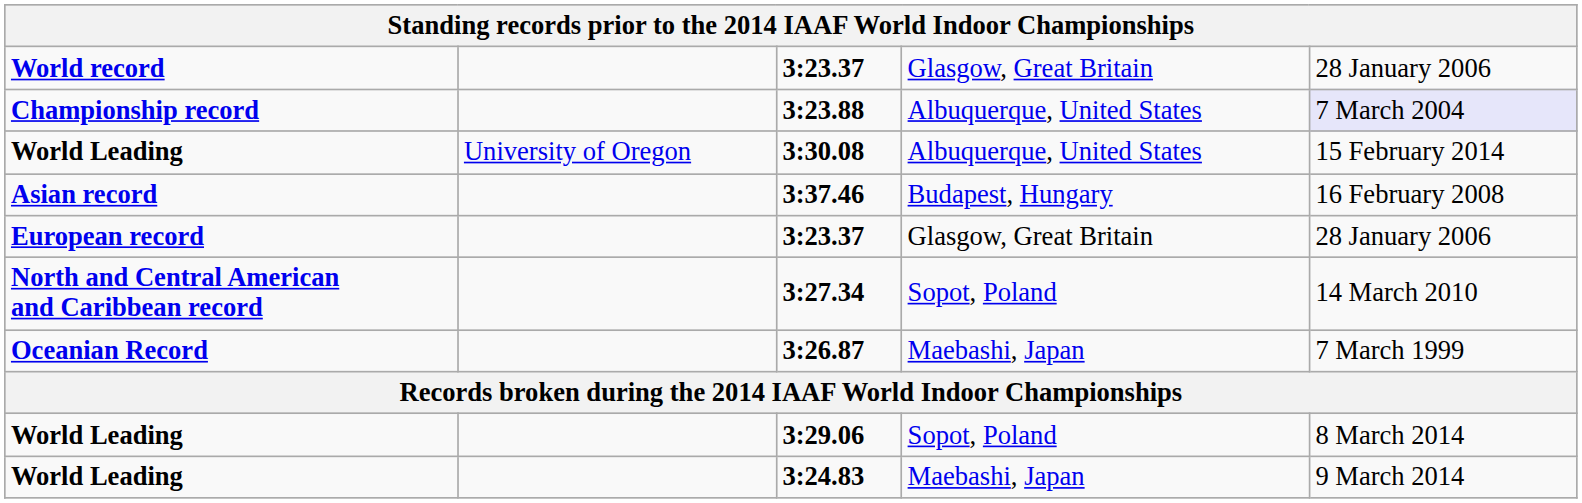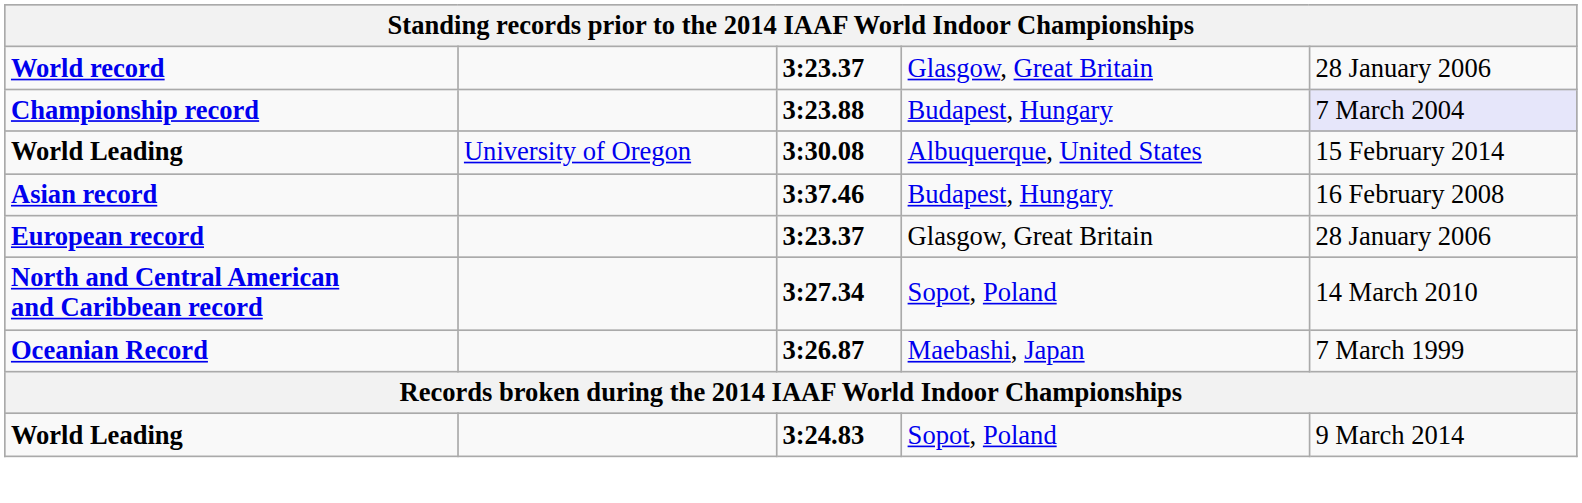(1055, 109) Albuquerque, United States -> (1010, 109) Budapest, Hungary
- row: (97, 434)
(996, 476) Maebashi, Japan -> (982, 434) Sopot, Poland
